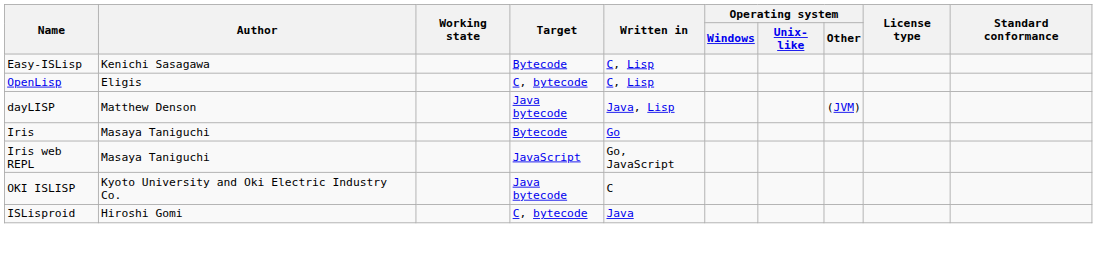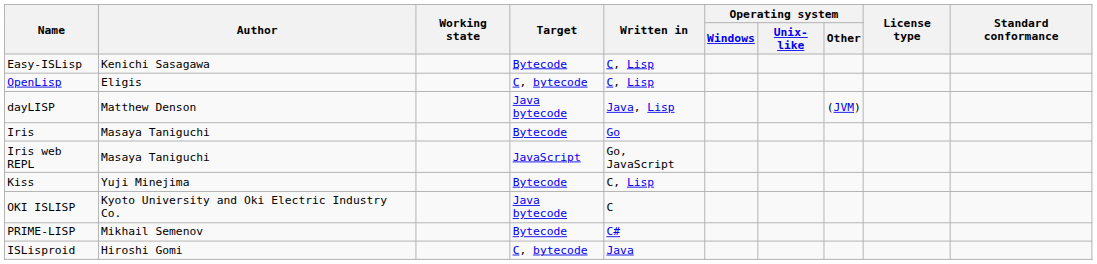+ row: (21, 182)
+ row: (41, 232)
